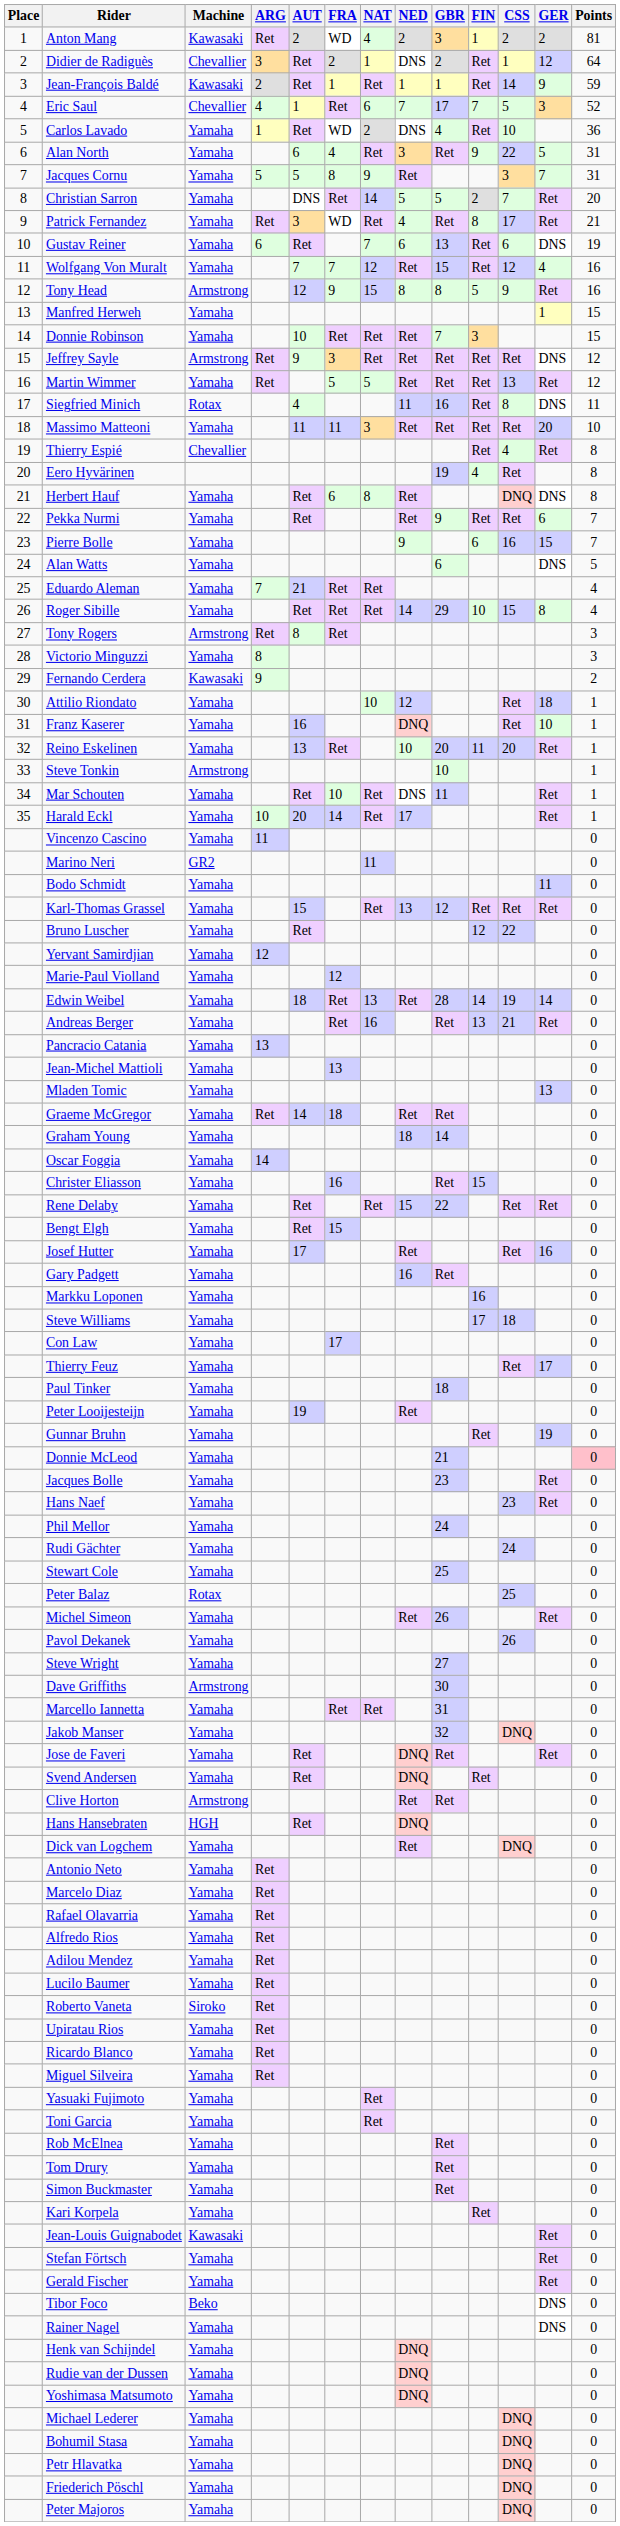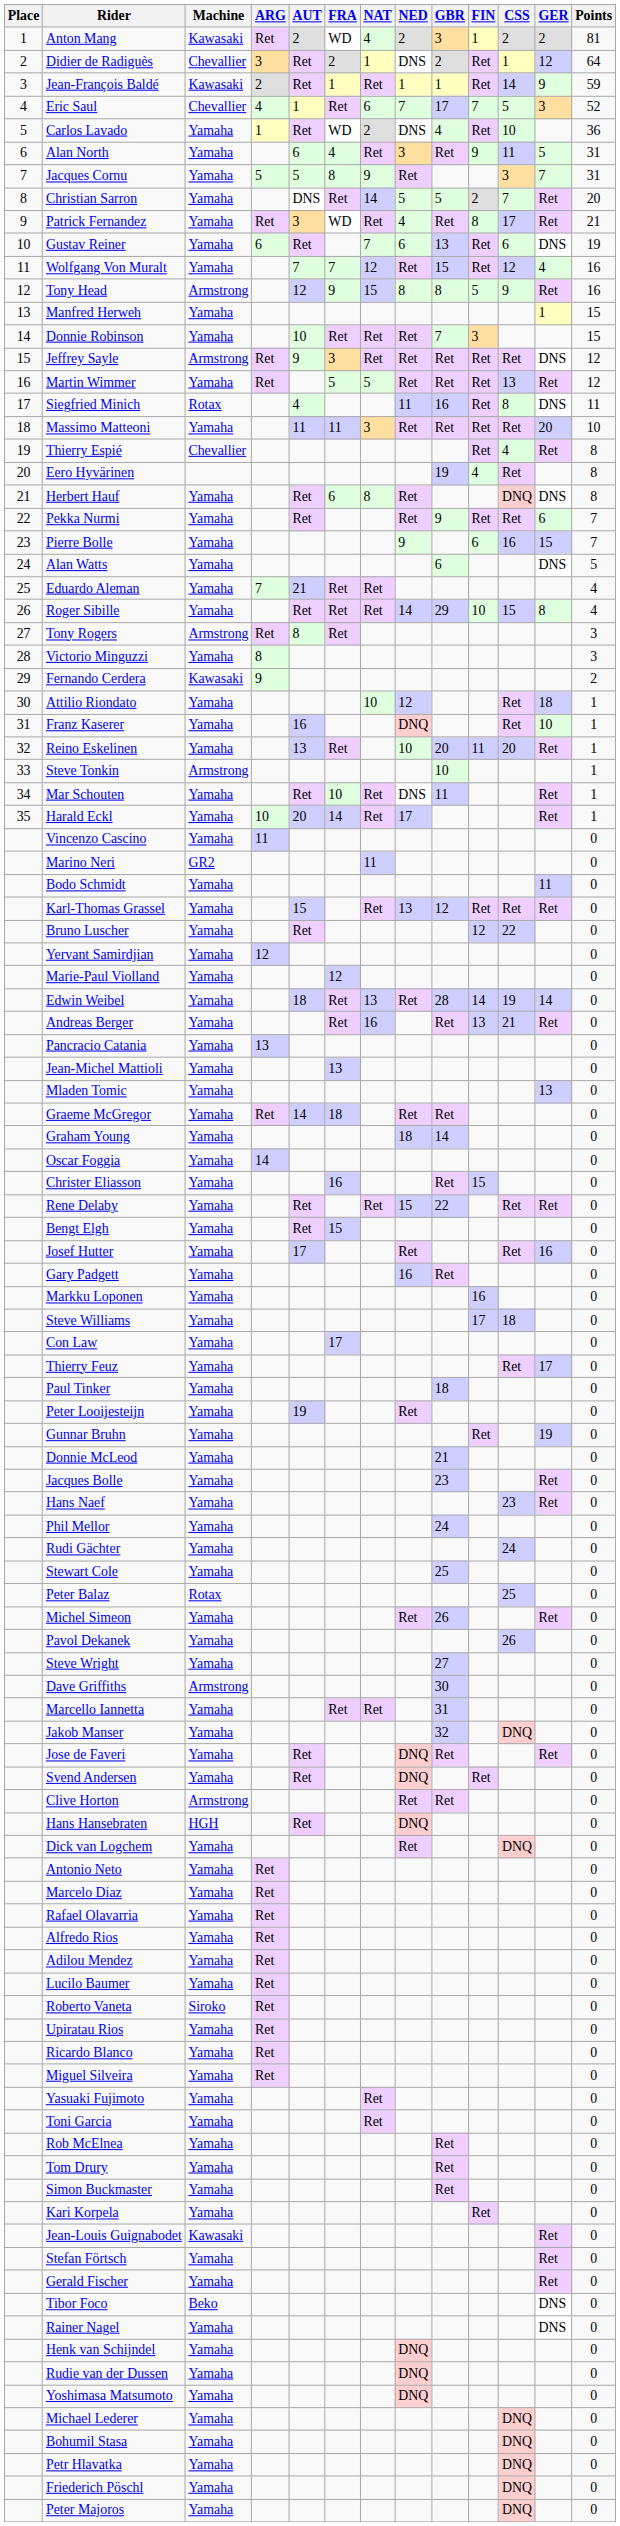(509, 152) 22 -> (509, 152) 11
(594, 1457) pink background -> (594, 1457) no background
